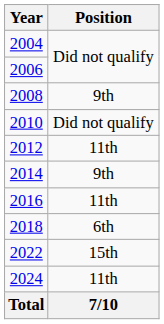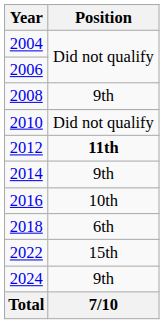(103, 148) normal -> (103, 148) bold
(103, 200) 11th -> (103, 200) 10th
(103, 278) 11th -> (103, 278) 9th
